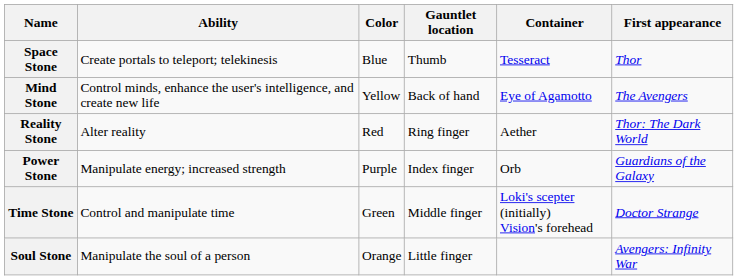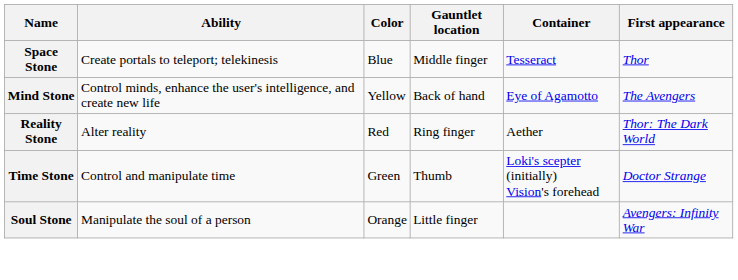(427, 59) Thumb -> (450, 59) Middle finger
- row: (41, 168)
(445, 212) Middle finger -> (433, 176) Thumb
